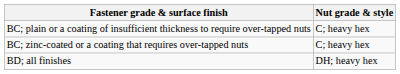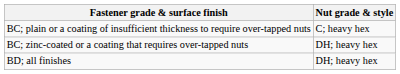(343, 45) C; heavy hex -> (347, 45) DH; heavy hex
